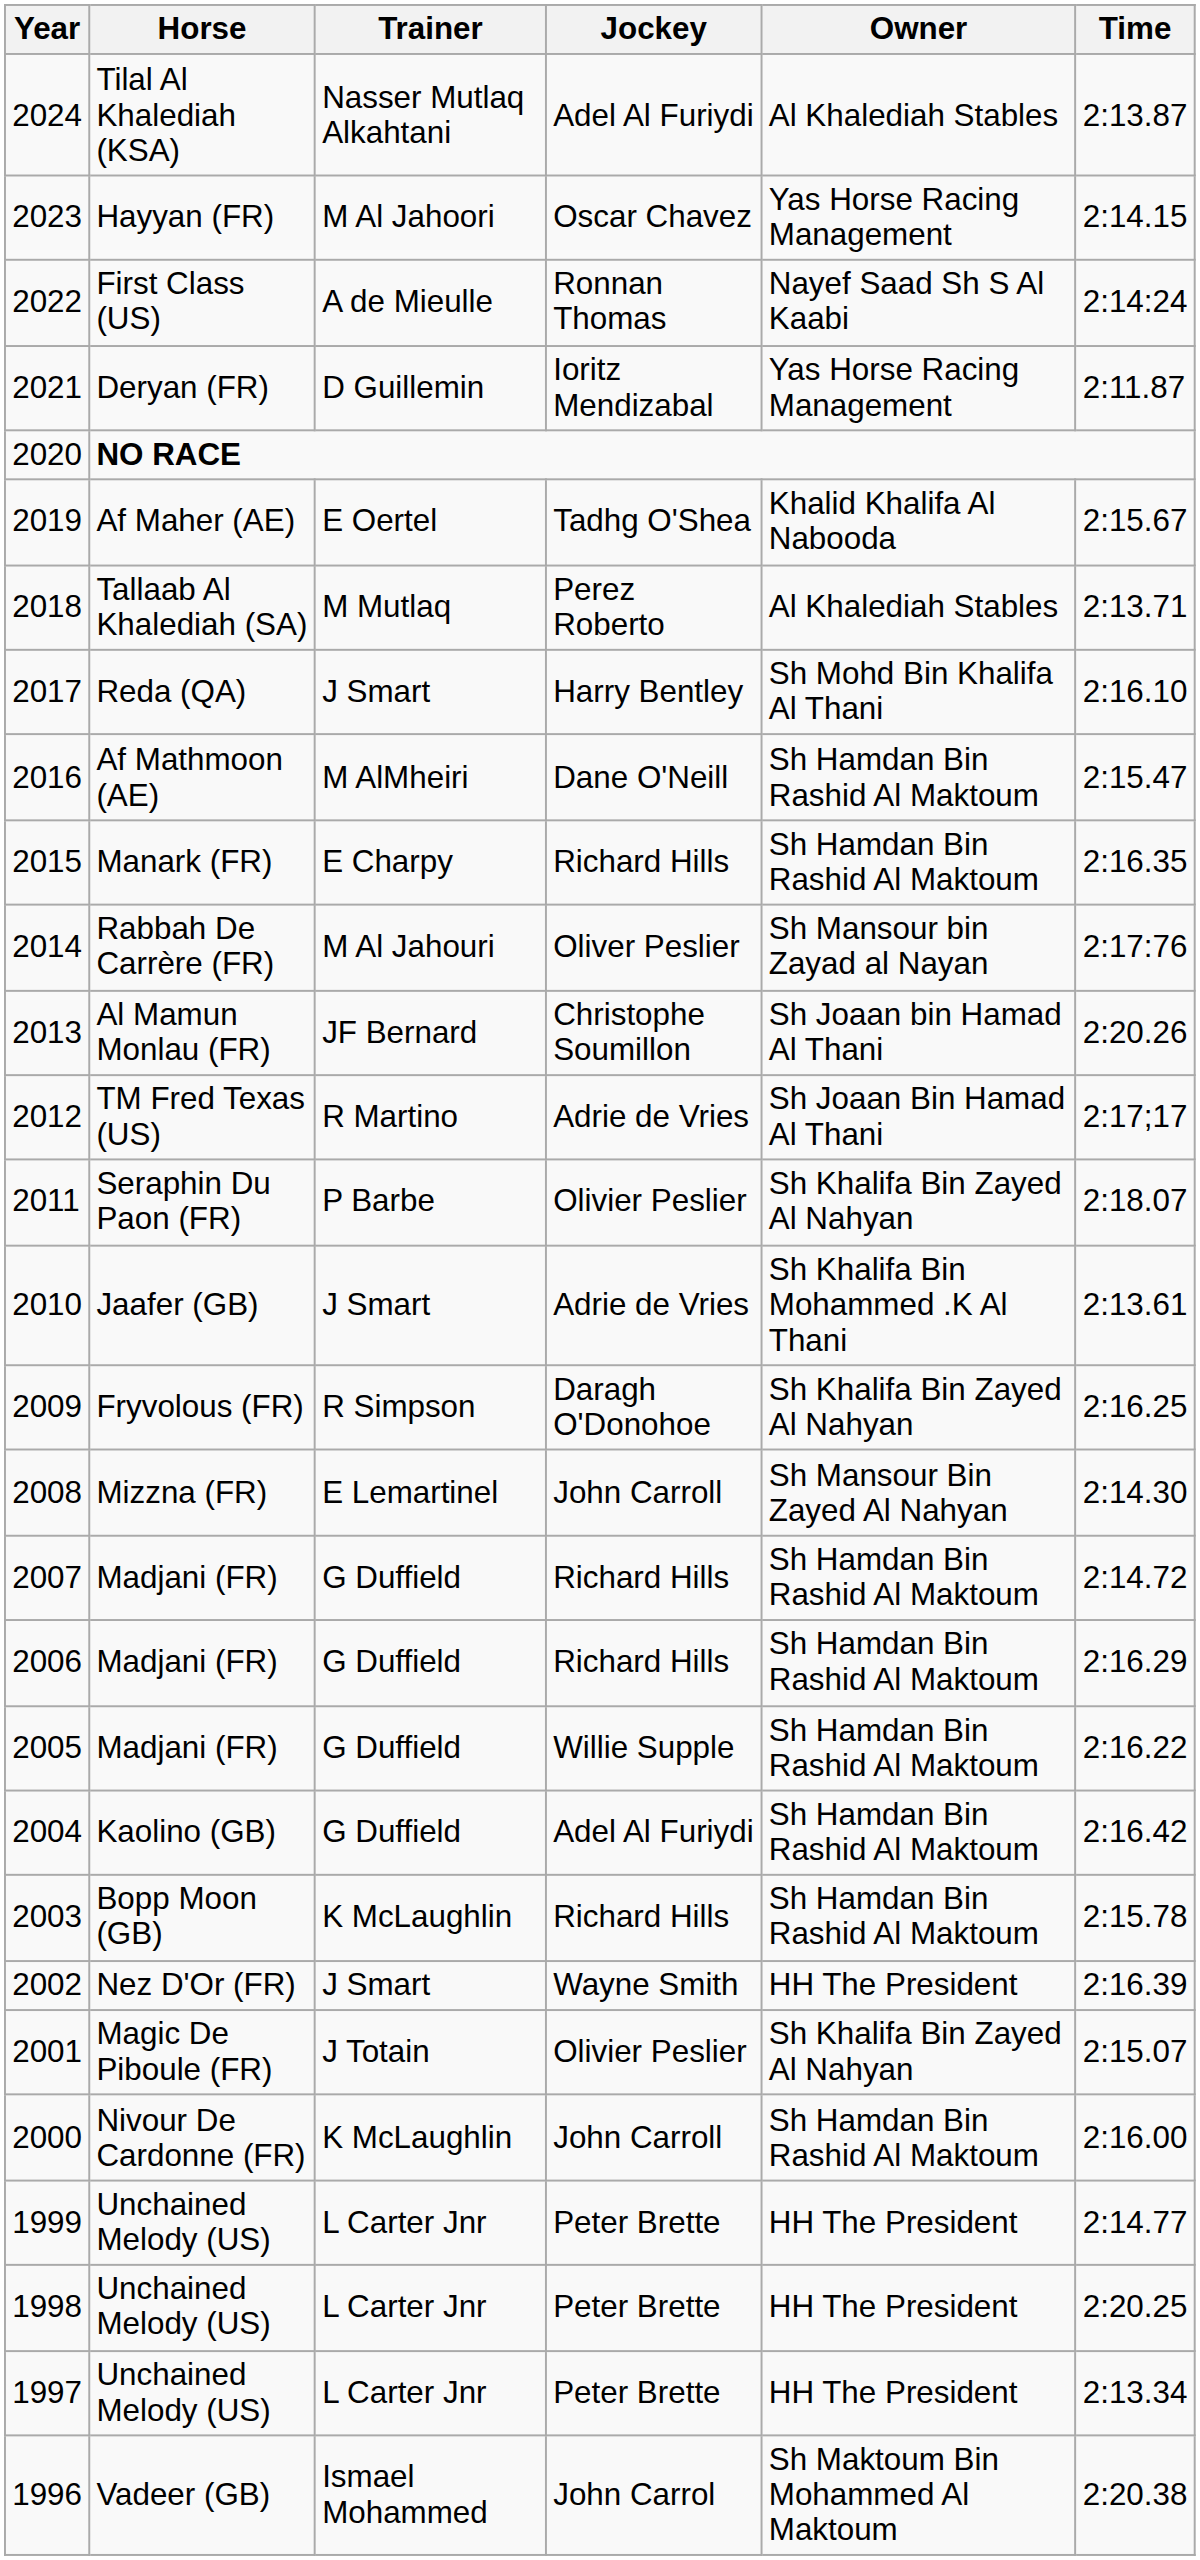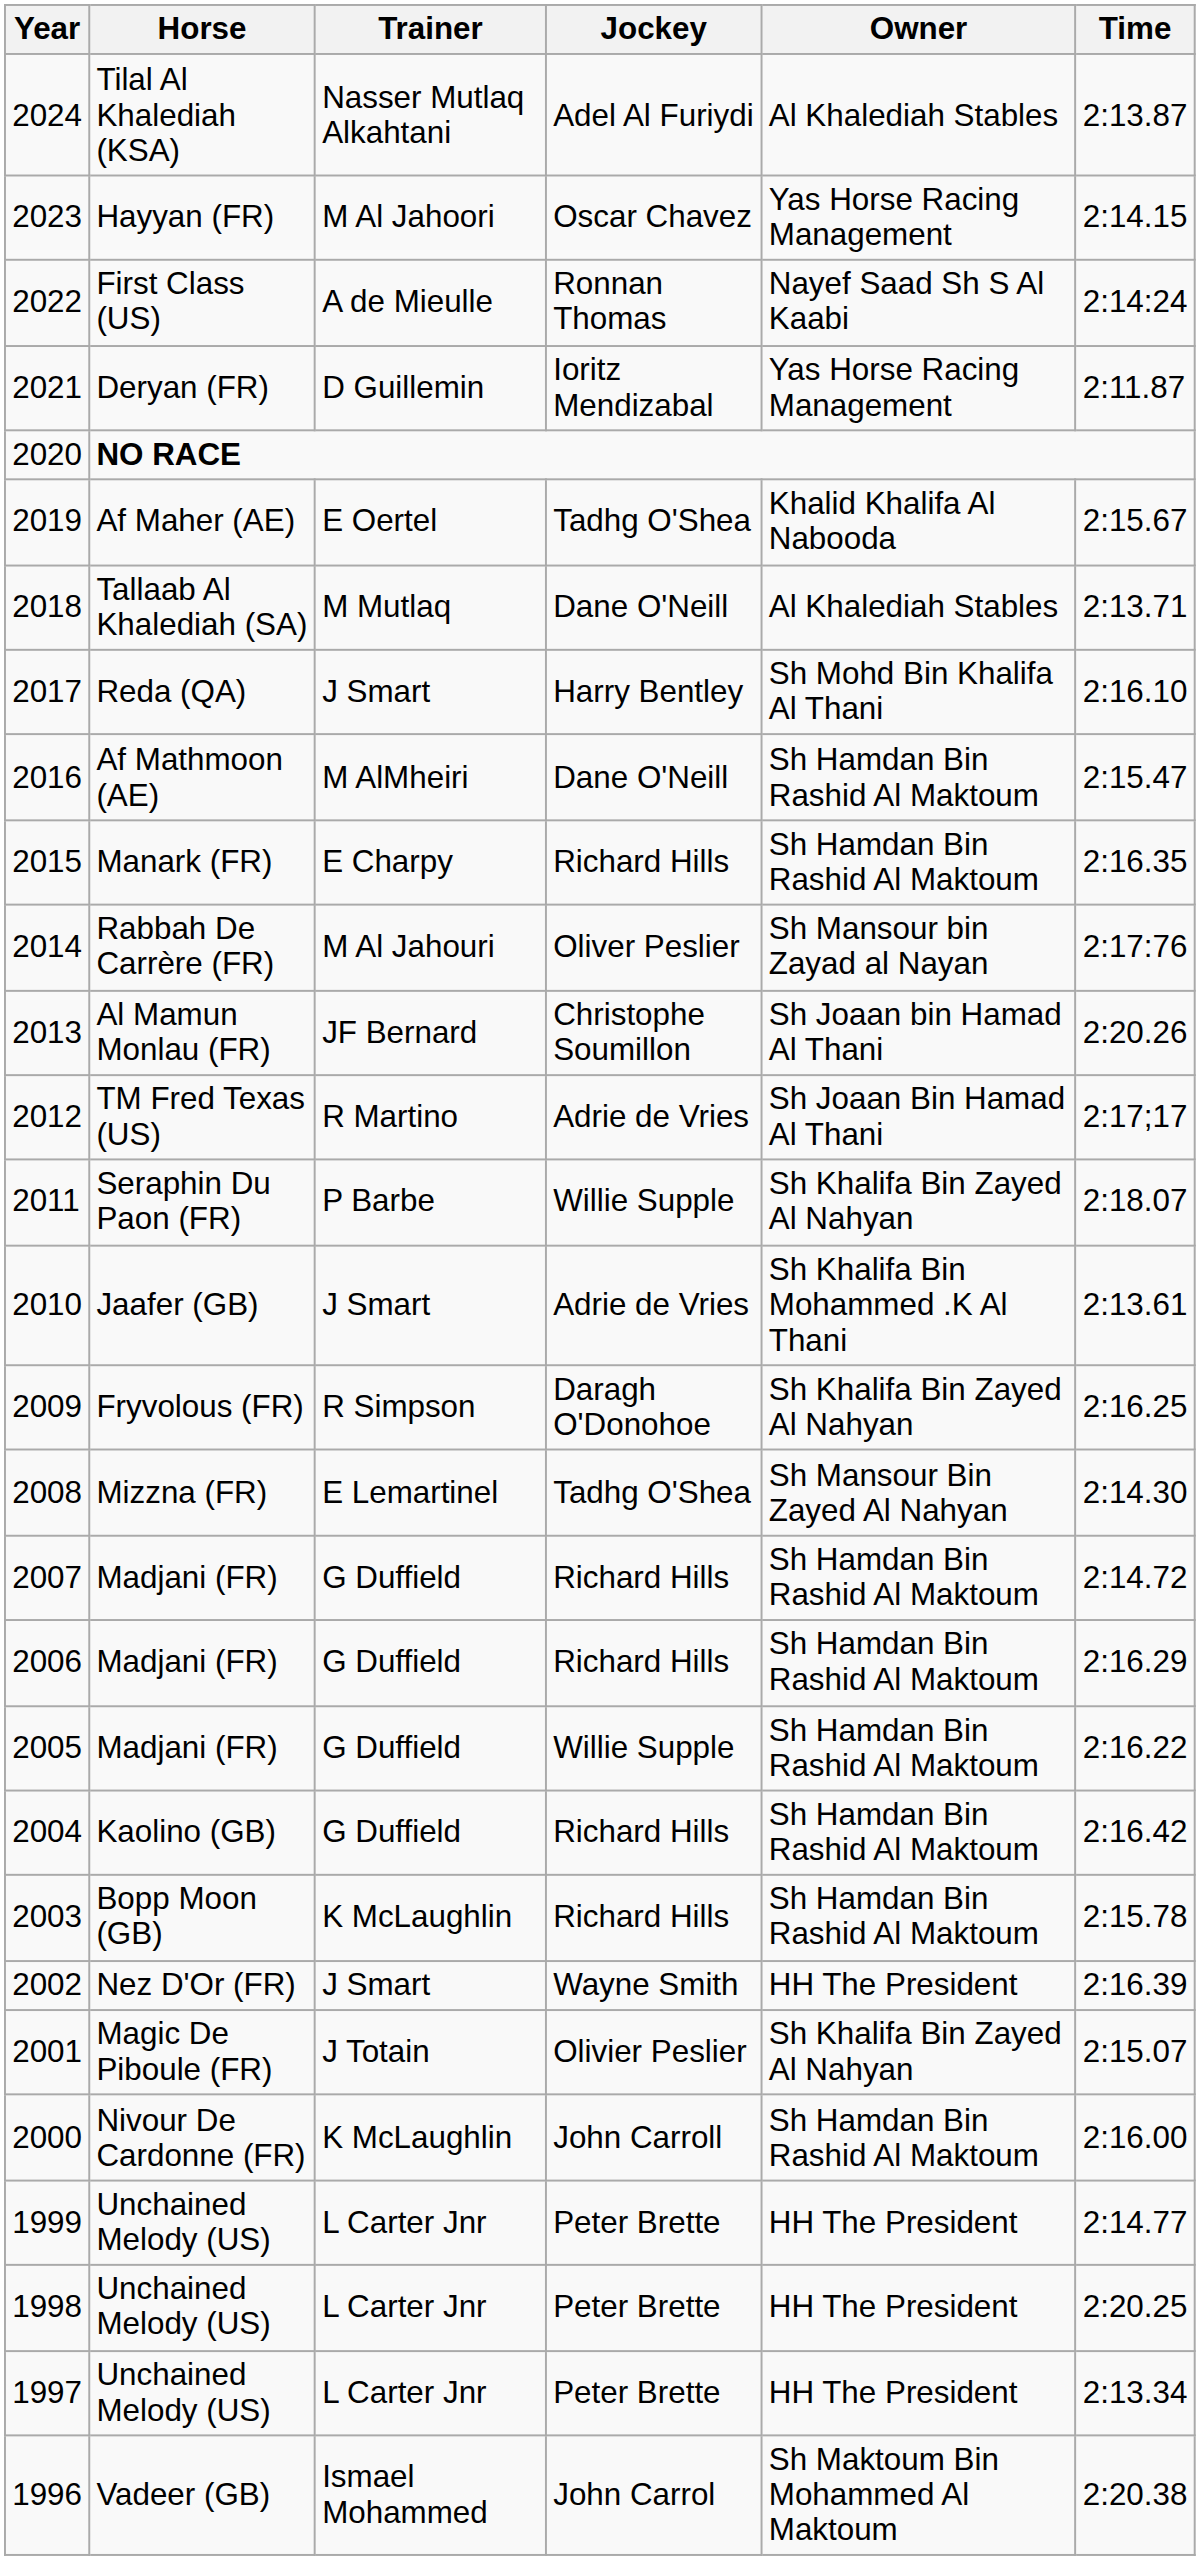(609, 606) Perez Roberto -> (641, 606) Dane O'Neill
(650, 1201) Olivier Peslier -> (644, 1201) Willie Supple
(638, 1492) John Carroll -> (652, 1492) Tadhg O'Shea
(653, 1832) Adel Al Furiydi -> (641, 1832) Richard Hills
